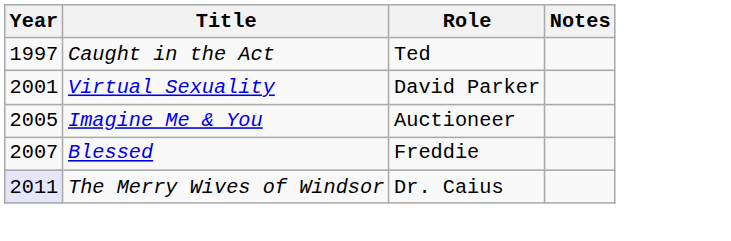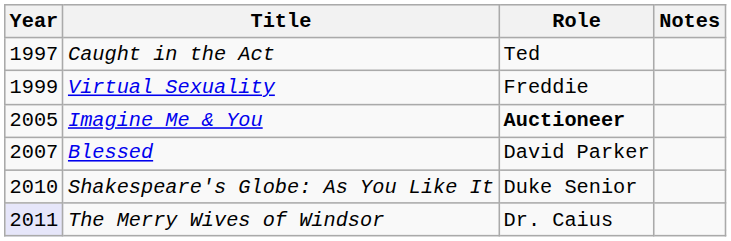(34, 87) 2001 -> (34, 87) 1999
(467, 87) David Parker -> (546, 87) Freddie
(455, 120) normal -> (564, 120) bold
(437, 154) Freddie -> (577, 154) David Parker
+ row: (281, 187)
